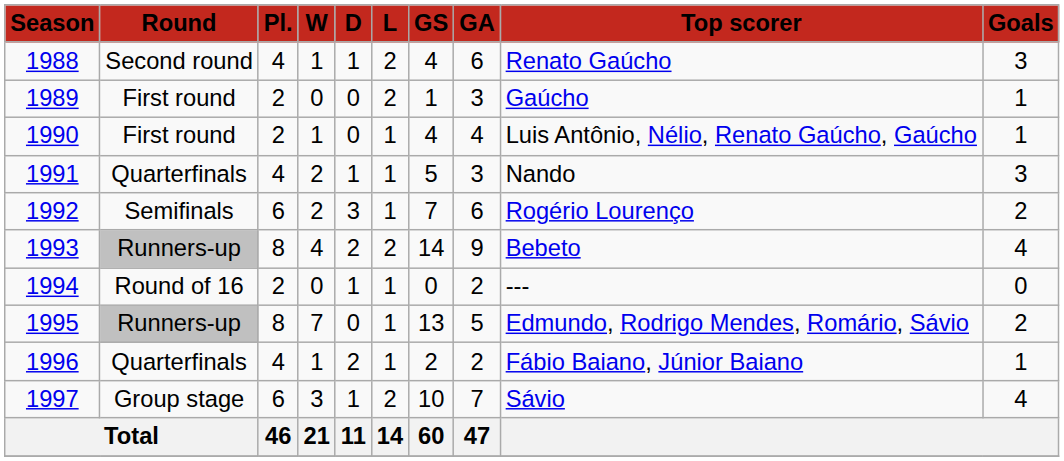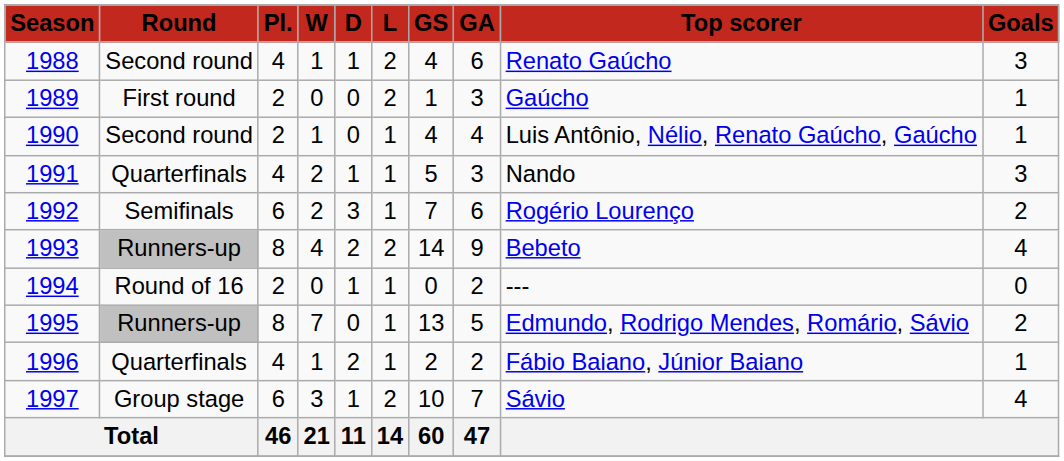(179, 135) First round -> (179, 135) Second round
